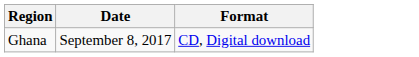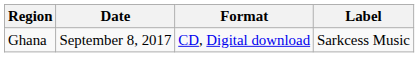+ column: (363, 16)
